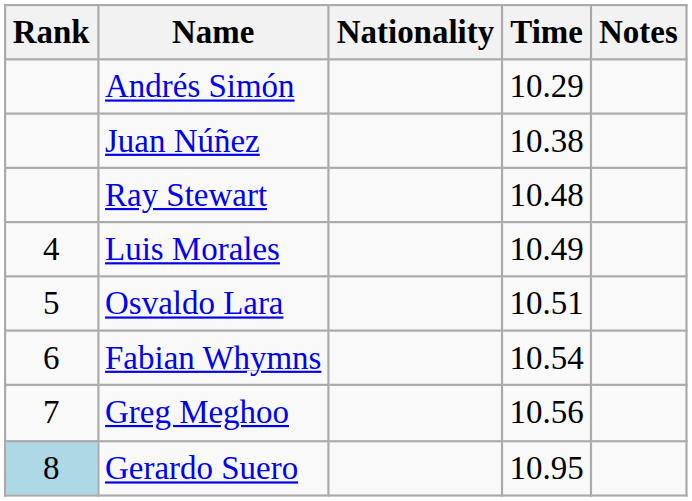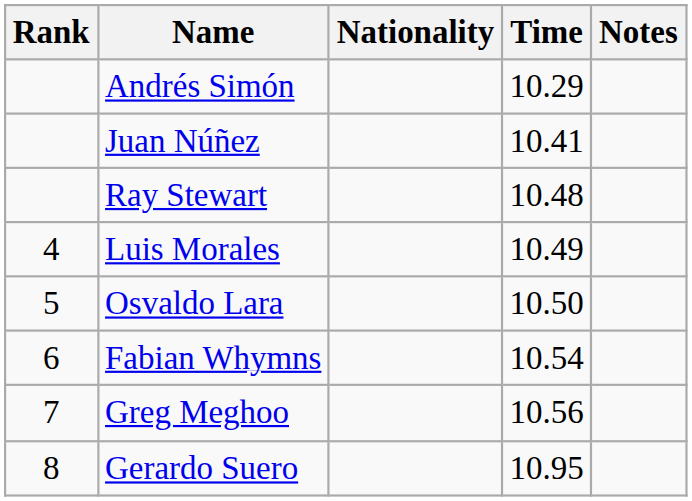(547, 140) 10.38 -> (547, 140) 10.41
(547, 303) 10.51 -> (547, 303) 10.50
(51, 466) lightblue background -> (51, 466) no background
